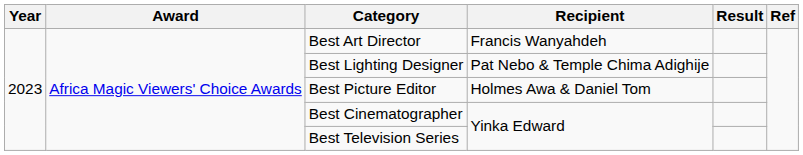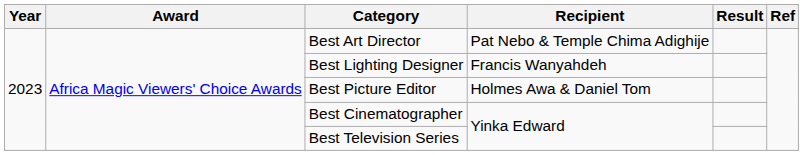(538, 41) Francis Wanyahdeh -> (590, 41) Pat Nebo & Temple Chima Adighije
(590, 65) Pat Nebo & Temple Chima Adighije -> (538, 65) Francis Wanyahdeh
